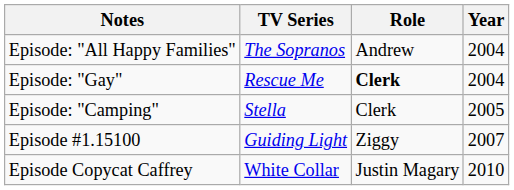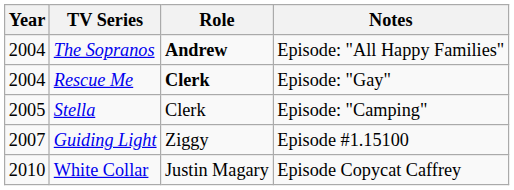columns swapped: (486, 19) <-> (122, 19)
(385, 49) normal -> (196, 49) bold
